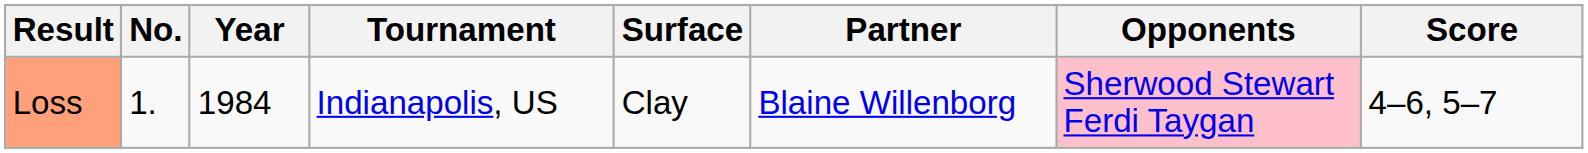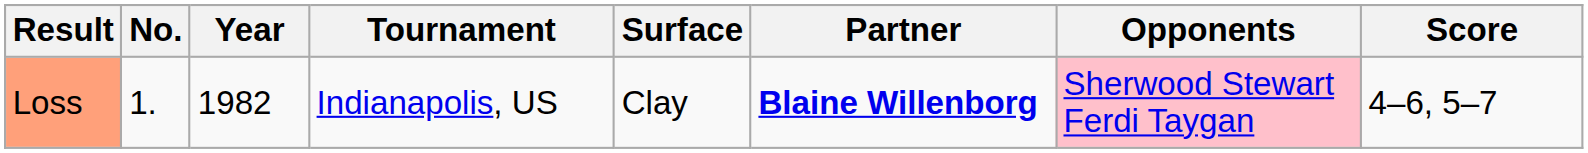(235, 101) 1984 -> (235, 101) 1982
(887, 101) normal -> (898, 101) bold
